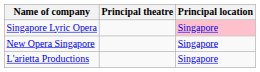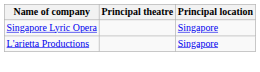(198, 28) pink background -> (198, 28) no background
- row: (51, 43)
